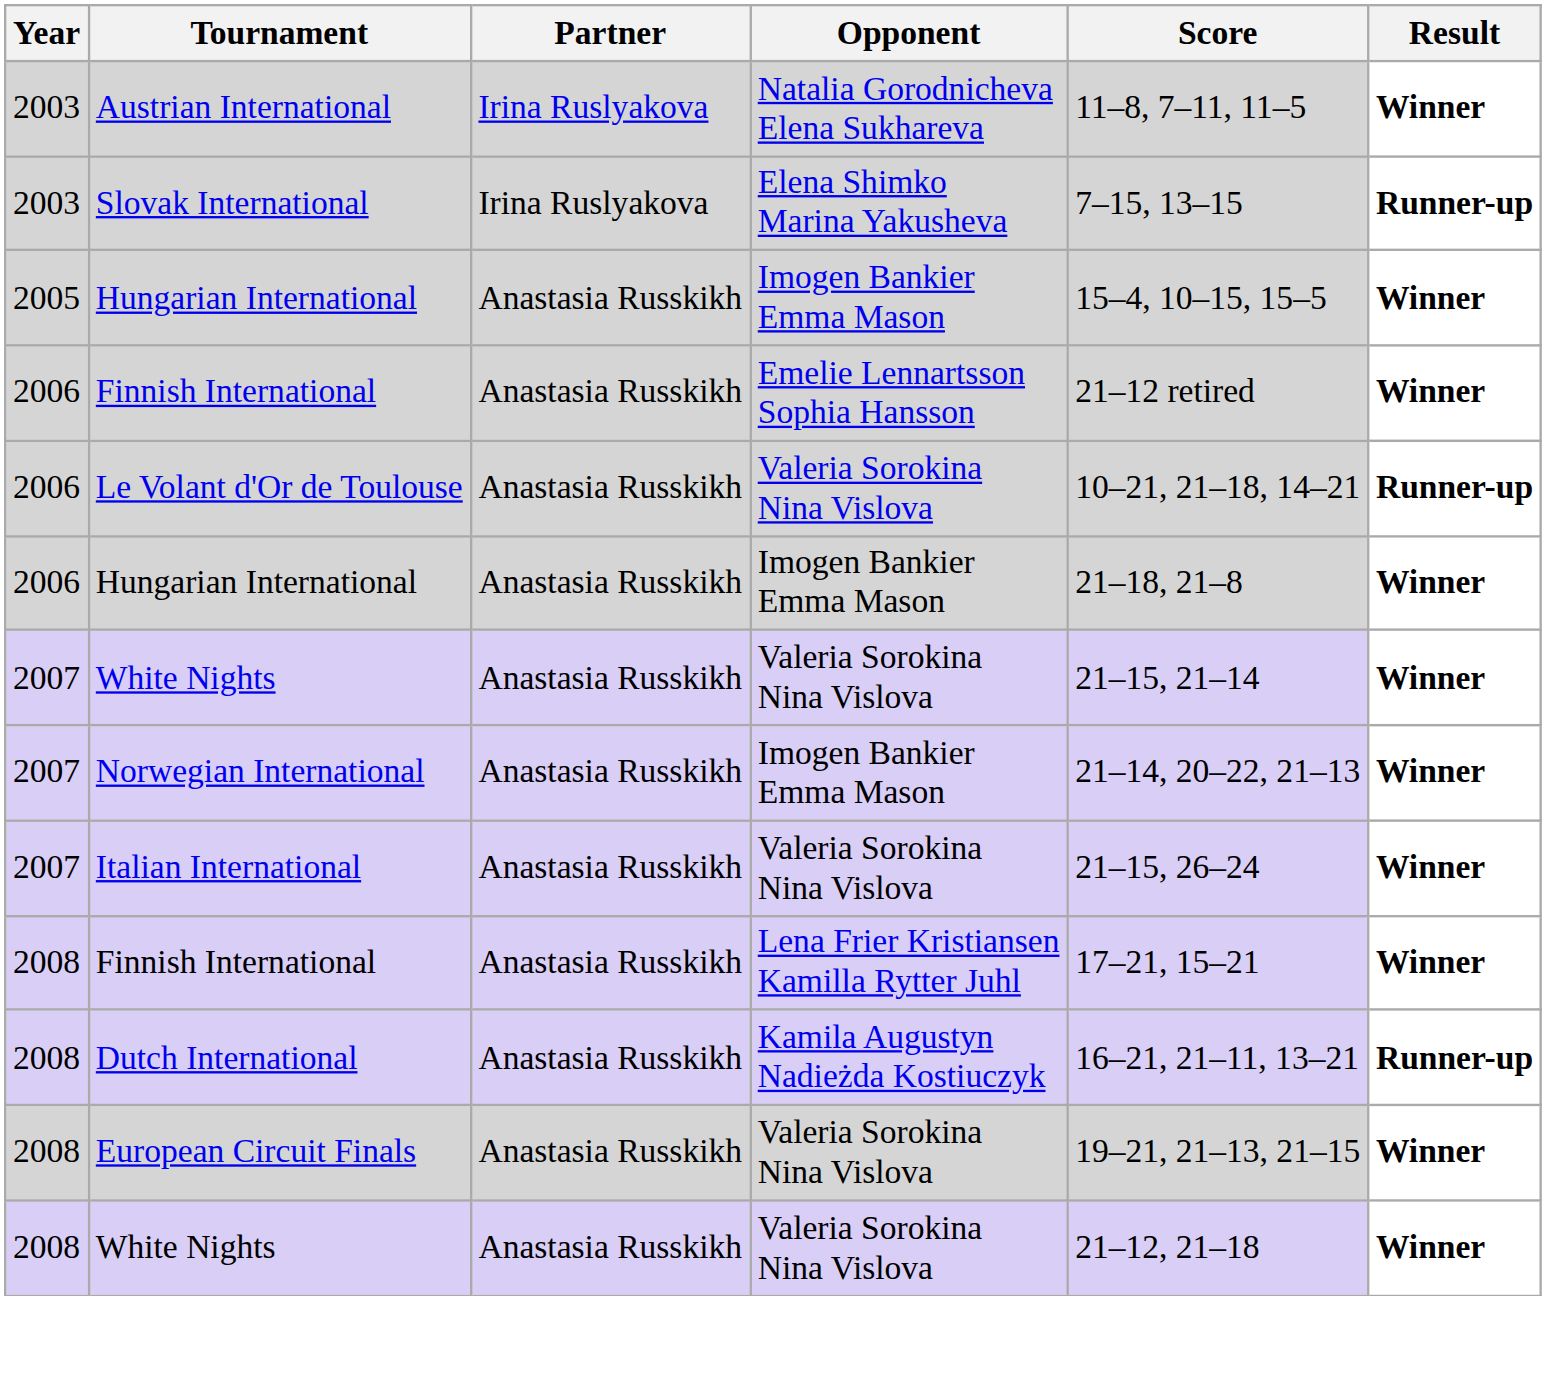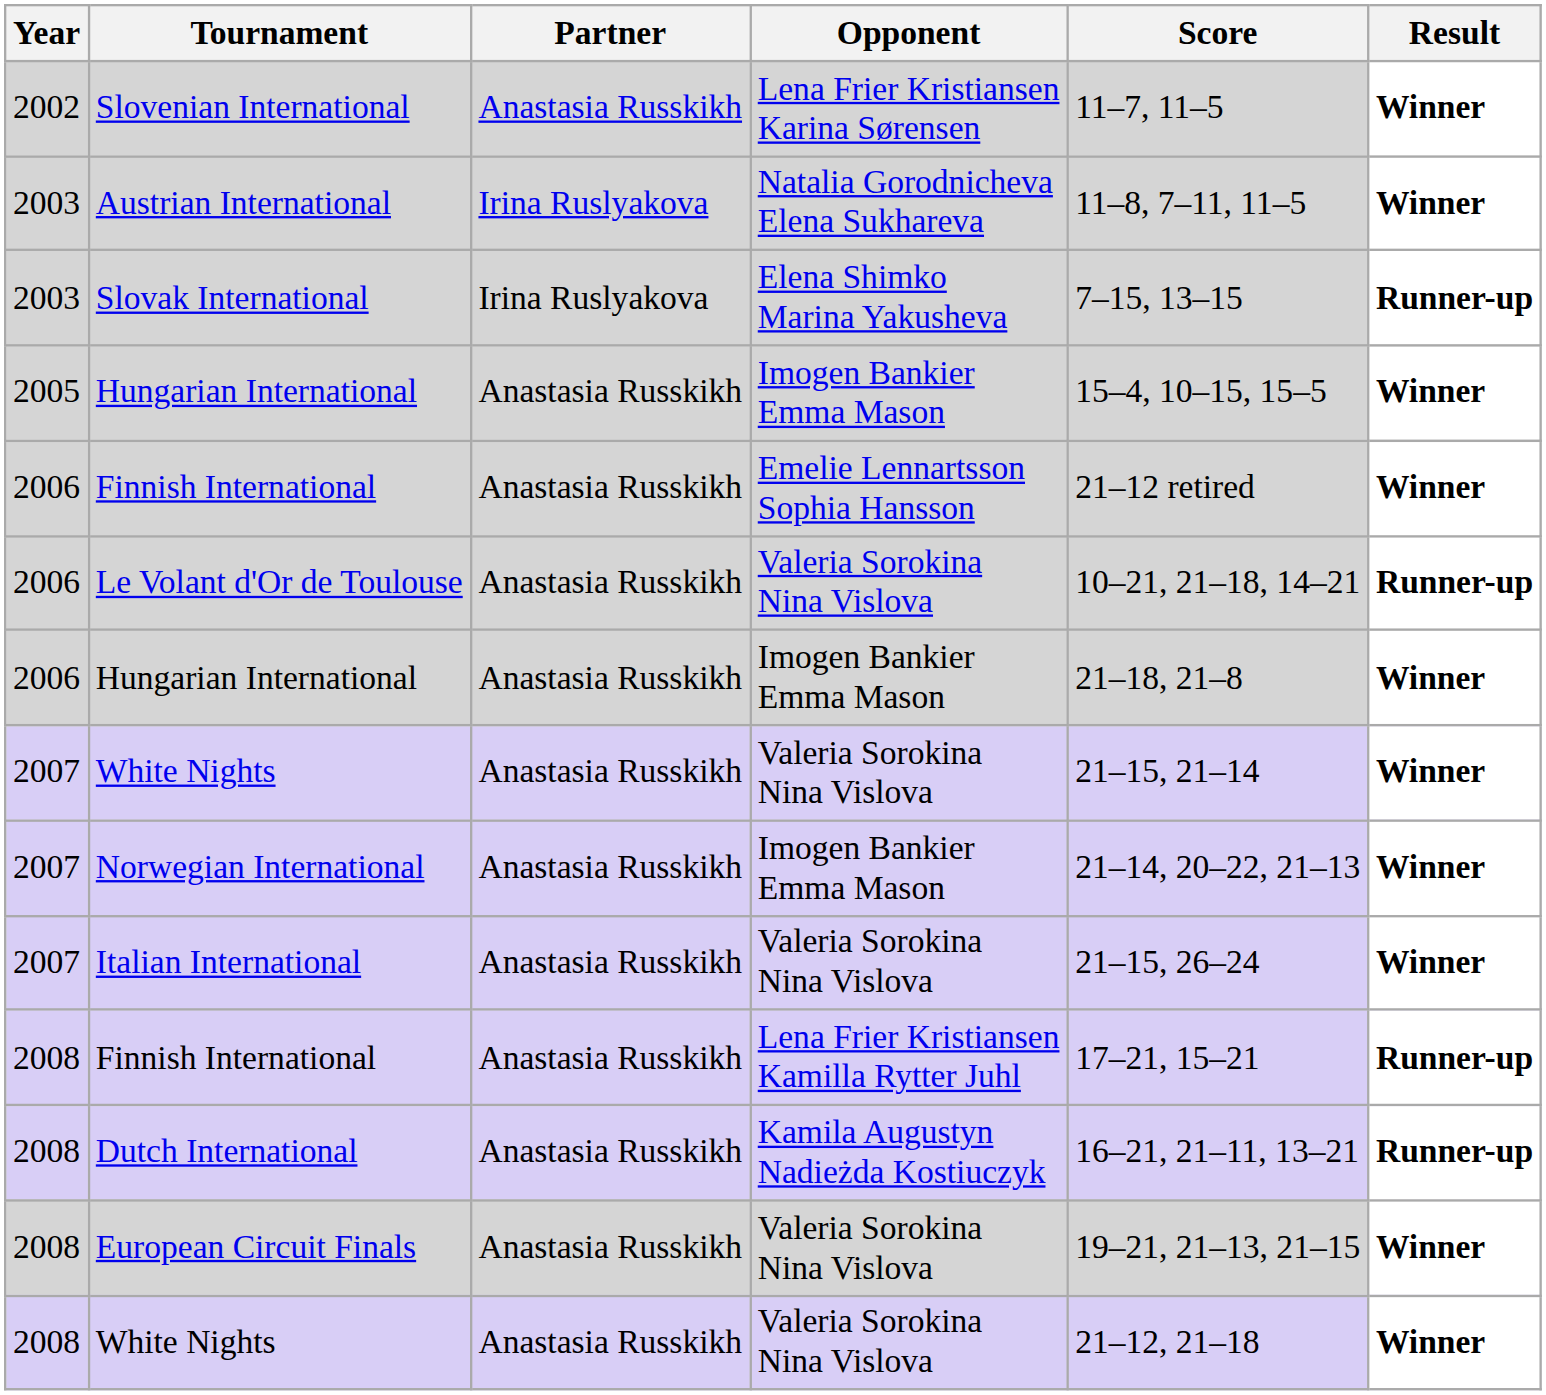+ row: (47, 107)
(1431, 962) Winner -> (1455, 1057) Runner-up
